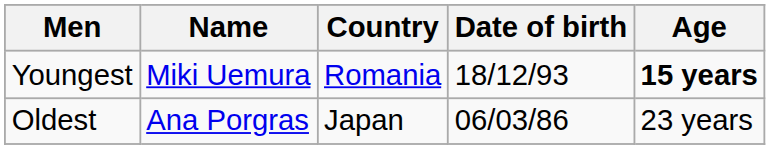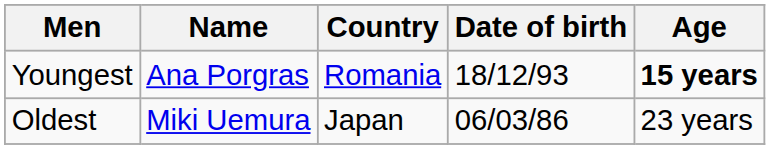(228, 74) Miki Uemura -> (228, 74) Ana Porgras
(228, 120) Ana Porgras -> (228, 120) Miki Uemura
